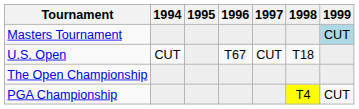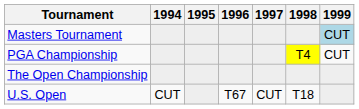rows swapped: (37, 55) <-> (62, 94)
